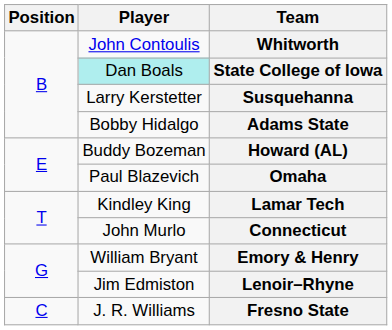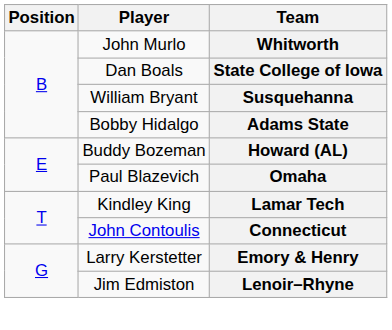(144, 44) John Contoulis -> (144, 44) John Murlo
(144, 71) paleturquoise background -> (144, 71) no background
(144, 97) Larry Kerstetter -> (144, 97) William Bryant
(144, 230) John Murlo -> (144, 230) John Contoulis
(144, 257) William Bryant -> (144, 257) Larry Kerstetter
- row: (298, 310)
